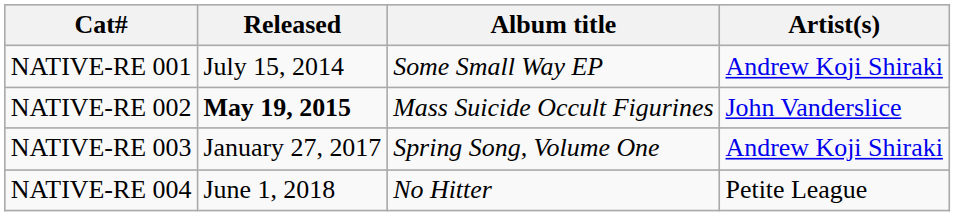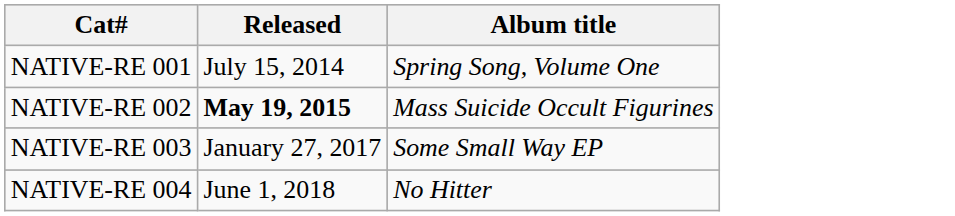- column: (834, 25)
(498, 66) Some Small Way EP -> (526, 66) Spring Song, Volume One
(526, 148) Spring Song, Volume One -> (498, 148) Some Small Way EP
